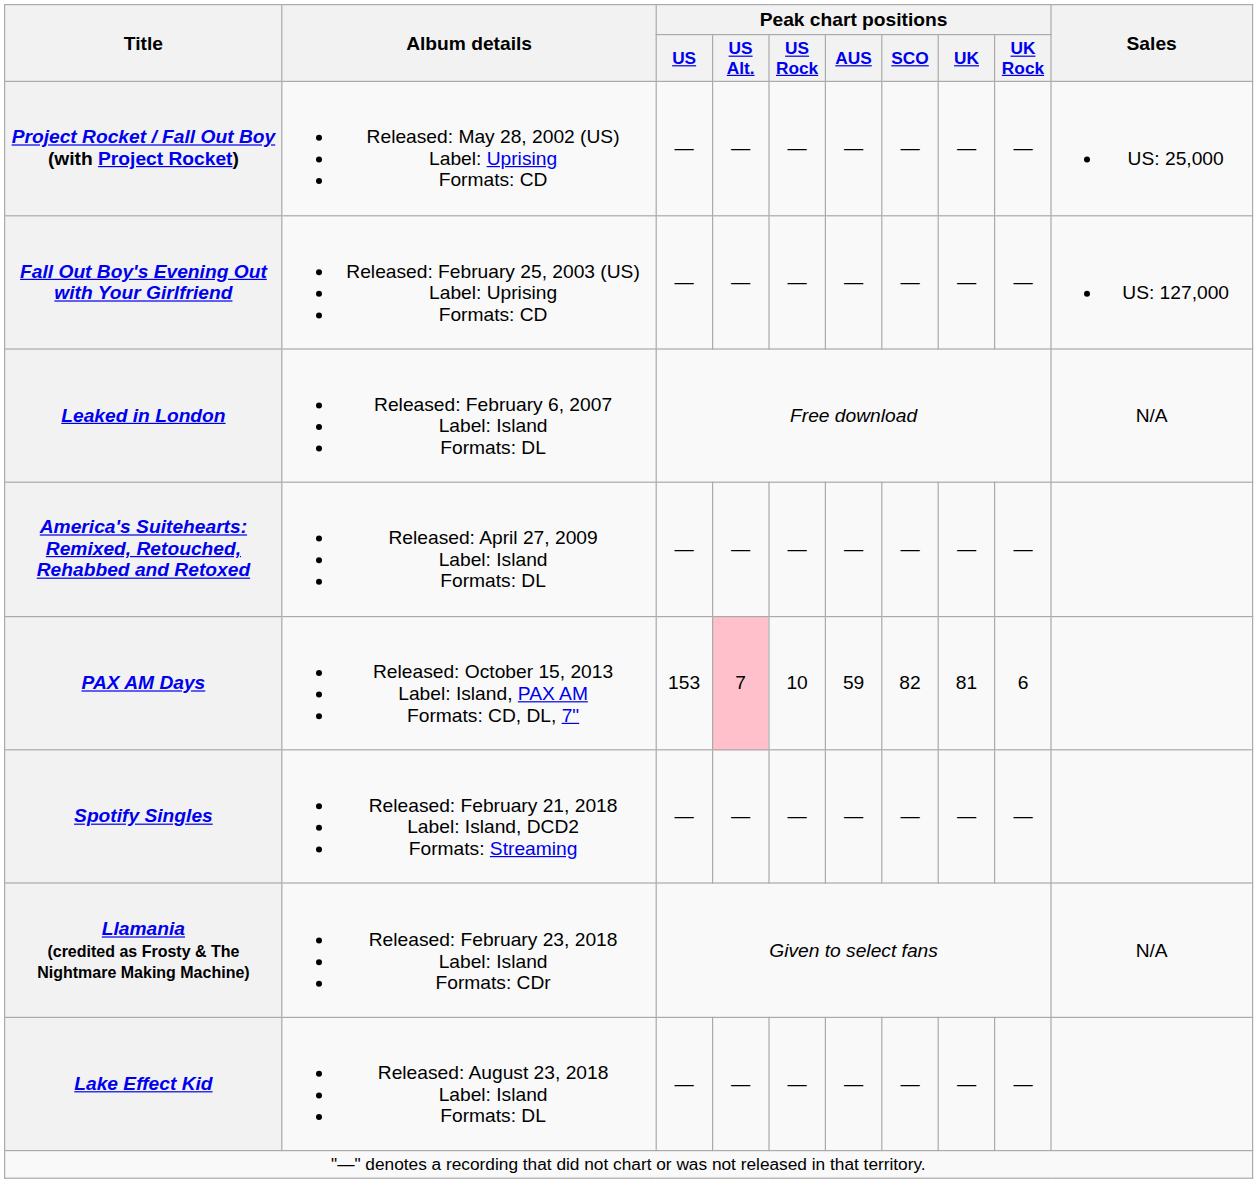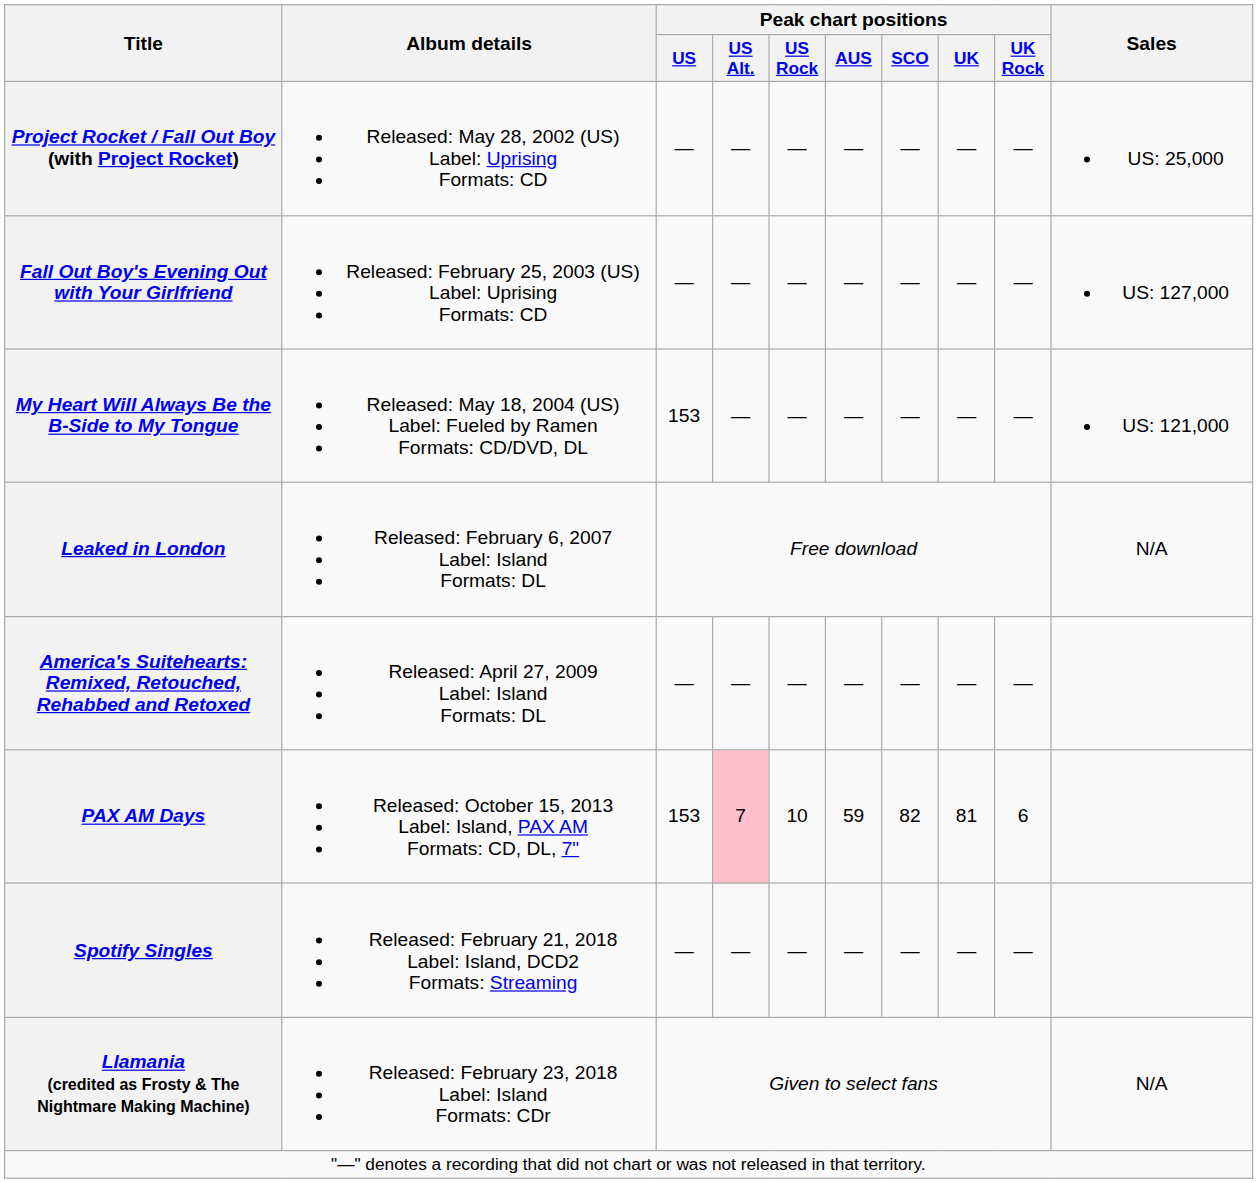+ row: (143, 415)
- row: (143, 1083)
